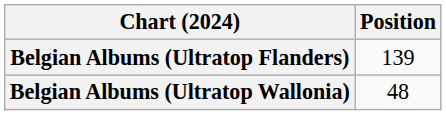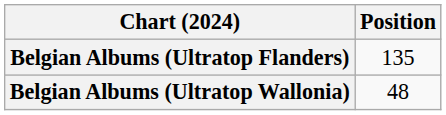(398, 57) 139 -> (398, 57) 135
